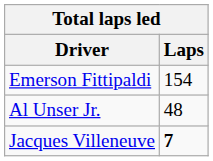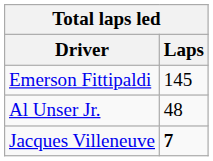(178, 79) 154 -> (178, 79) 145
